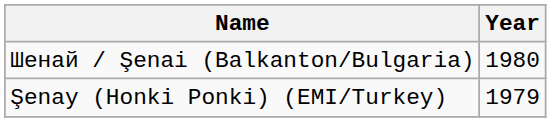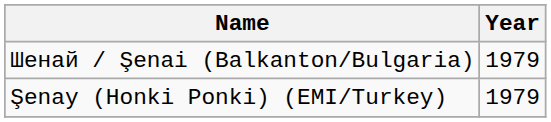(513, 60) 1980 -> (513, 60) 1979
